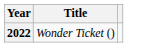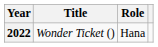+ column: (133, 13)
